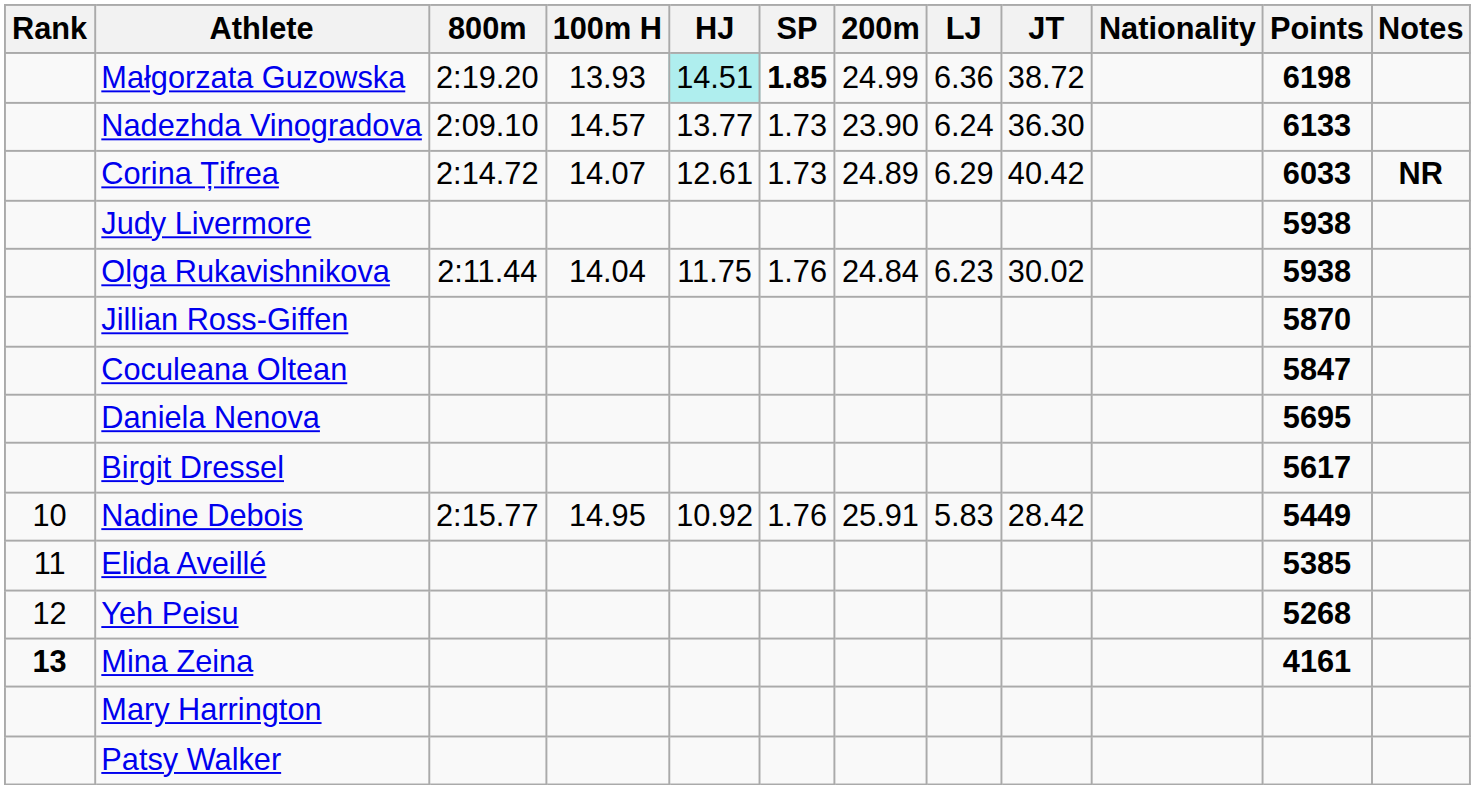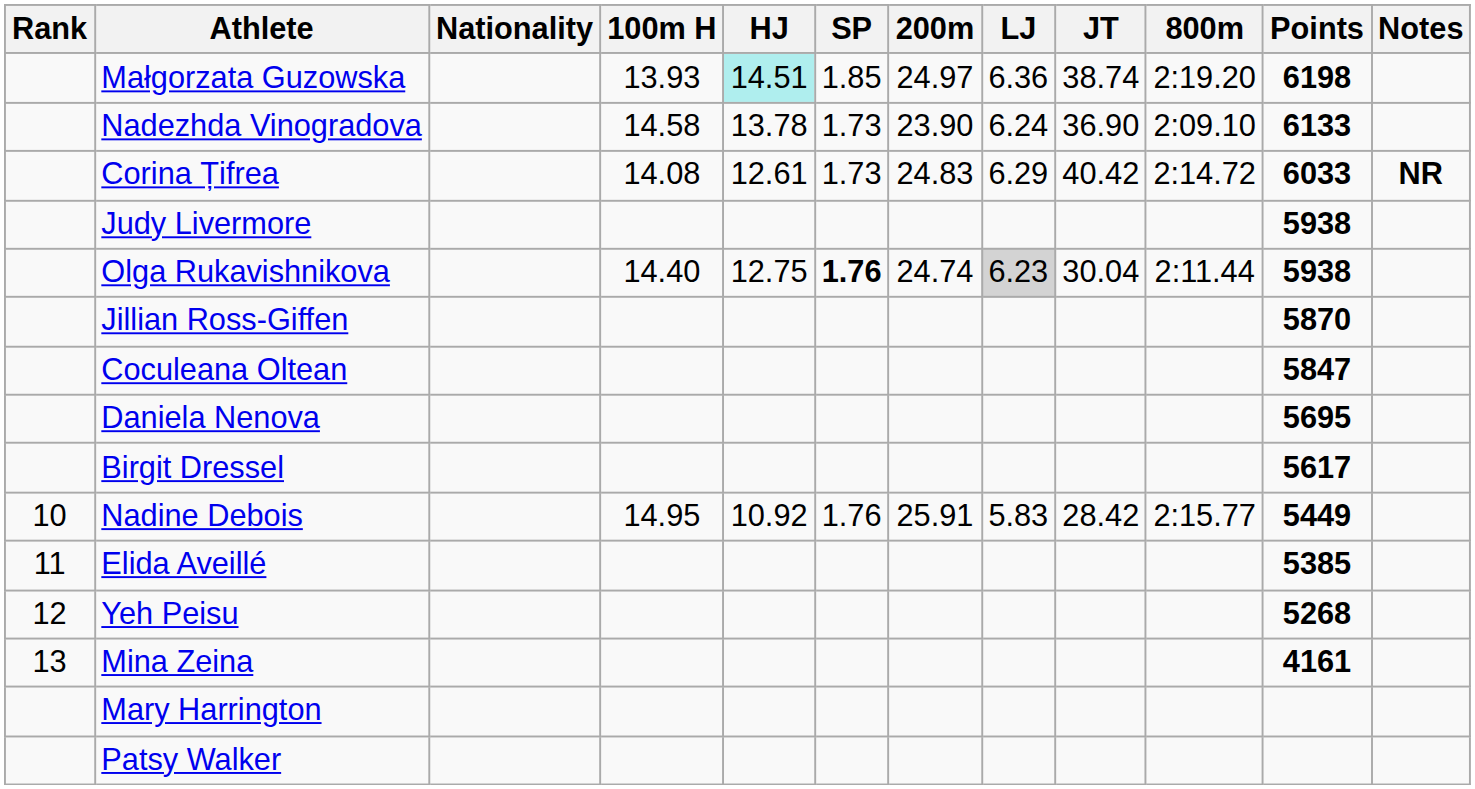columns swapped: (1177, 28) <-> (487, 28)
(797, 77) bold -> (852, 77) normal
(880, 77) 24.99 -> (935, 77) 24.97
(1046, 77) 38.72 -> (1101, 77) 38.74
(607, 126) 14.57 -> (662, 126) 14.58
(715, 126) 13.77 -> (769, 126) 13.78
(1046, 126) 36.30 -> (1101, 126) 36.90
(607, 175) 14.07 -> (662, 175) 14.08
(880, 175) 24.89 -> (935, 175) 24.83
(607, 272) 14.04 -> (662, 272) 14.40
(715, 272) 11.75 -> (769, 272) 12.75
(797, 272) normal -> (852, 272) bold
(880, 272) 24.84 -> (935, 272) 24.74
(964, 272) no background -> (1018, 272) lightgrey background
(1046, 272) 30.02 -> (1101, 272) 30.04
(50, 662) bold -> (50, 662) normal
